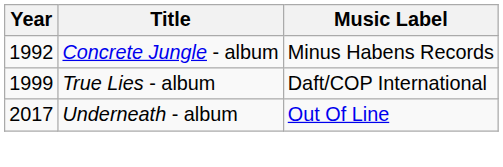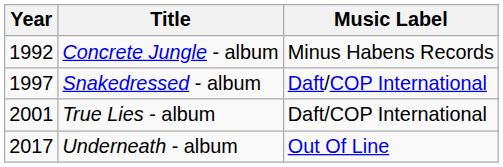+ row: (162, 83)
(31, 83) 1999 -> (31, 114) 2001
